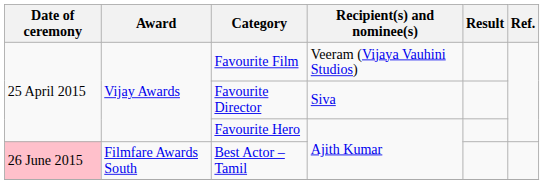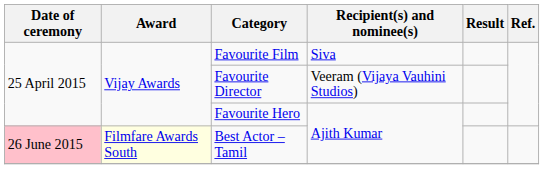(378, 61) Veeram (Vijaya Vauhini Studios) -> (323, 53) Siva
(323, 99) Siva -> (378, 84) Veeram (Vijaya Vauhini Studios)
(151, 160) no background -> (151, 144) lightyellow background
